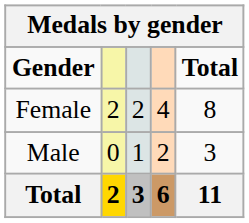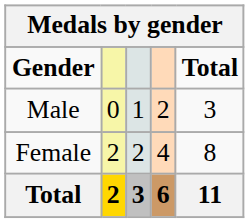rows swapped: (53, 152) <-> (53, 110)
